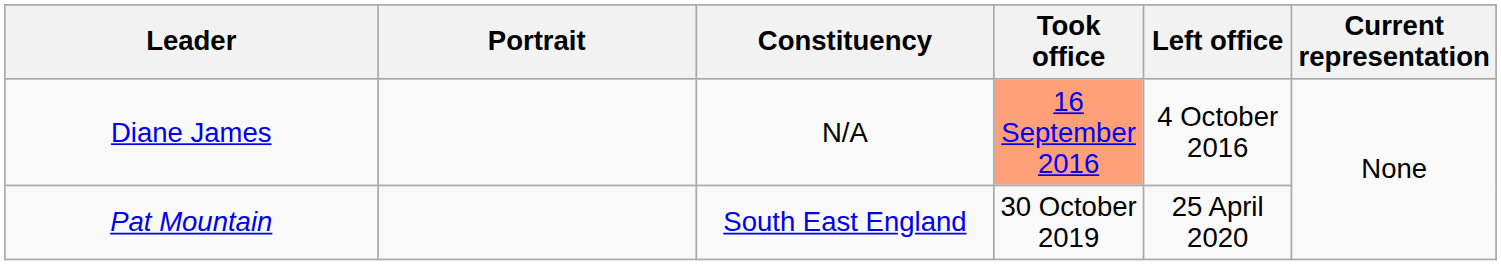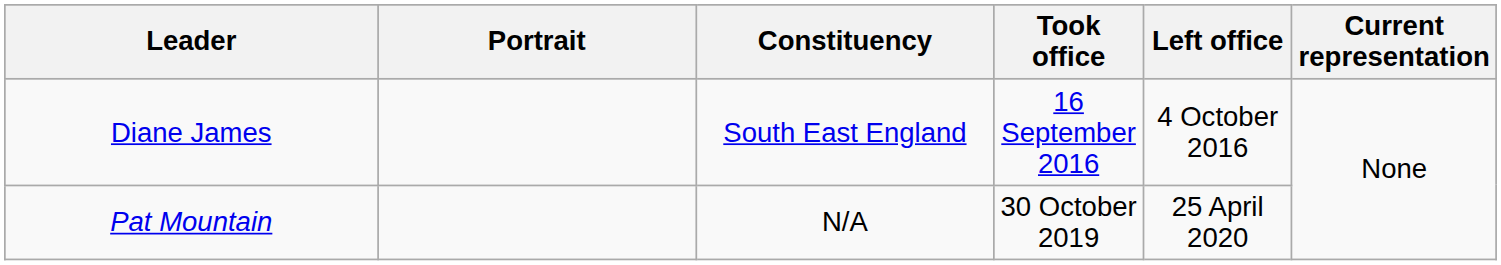(845, 131) N/A -> (845, 131) South East England
(1069, 131) lightsalmon background -> (1069, 131) no background
(845, 221) South East England -> (845, 221) N/A
